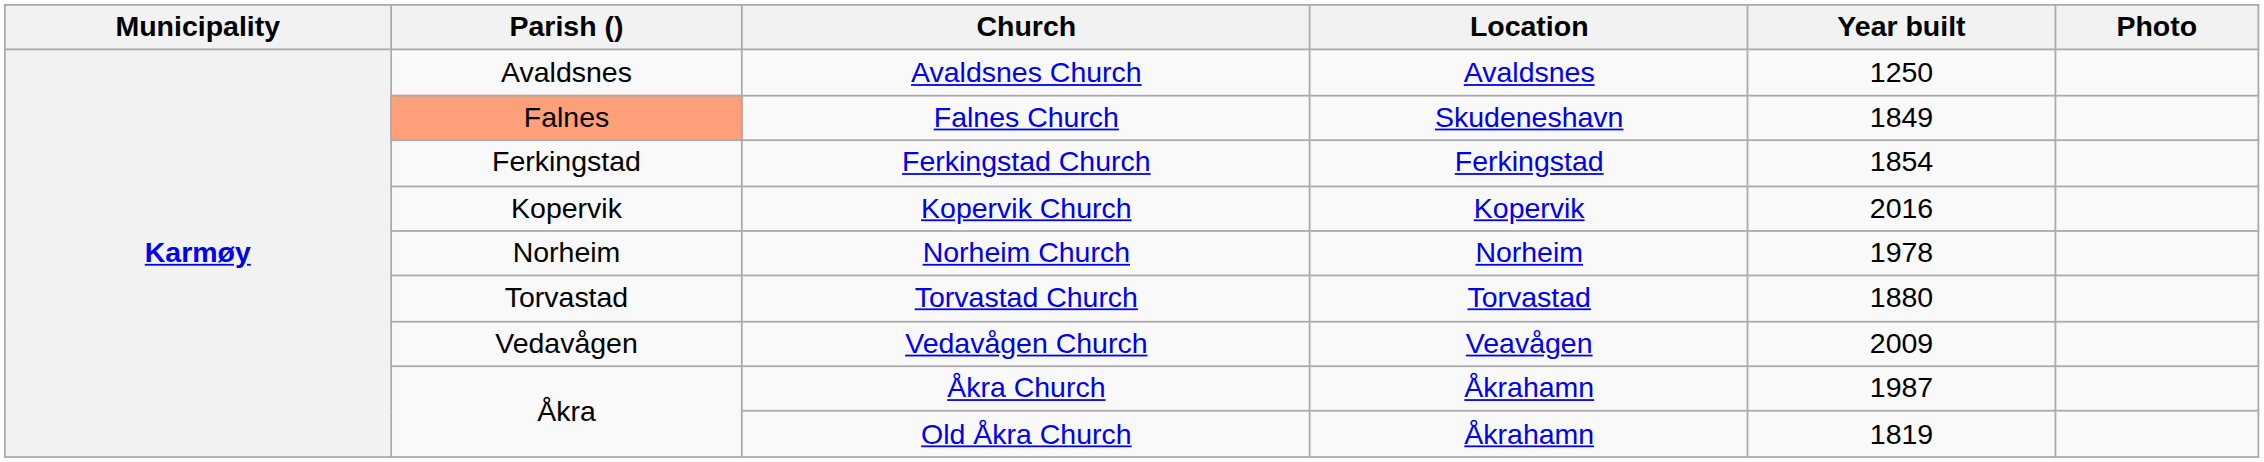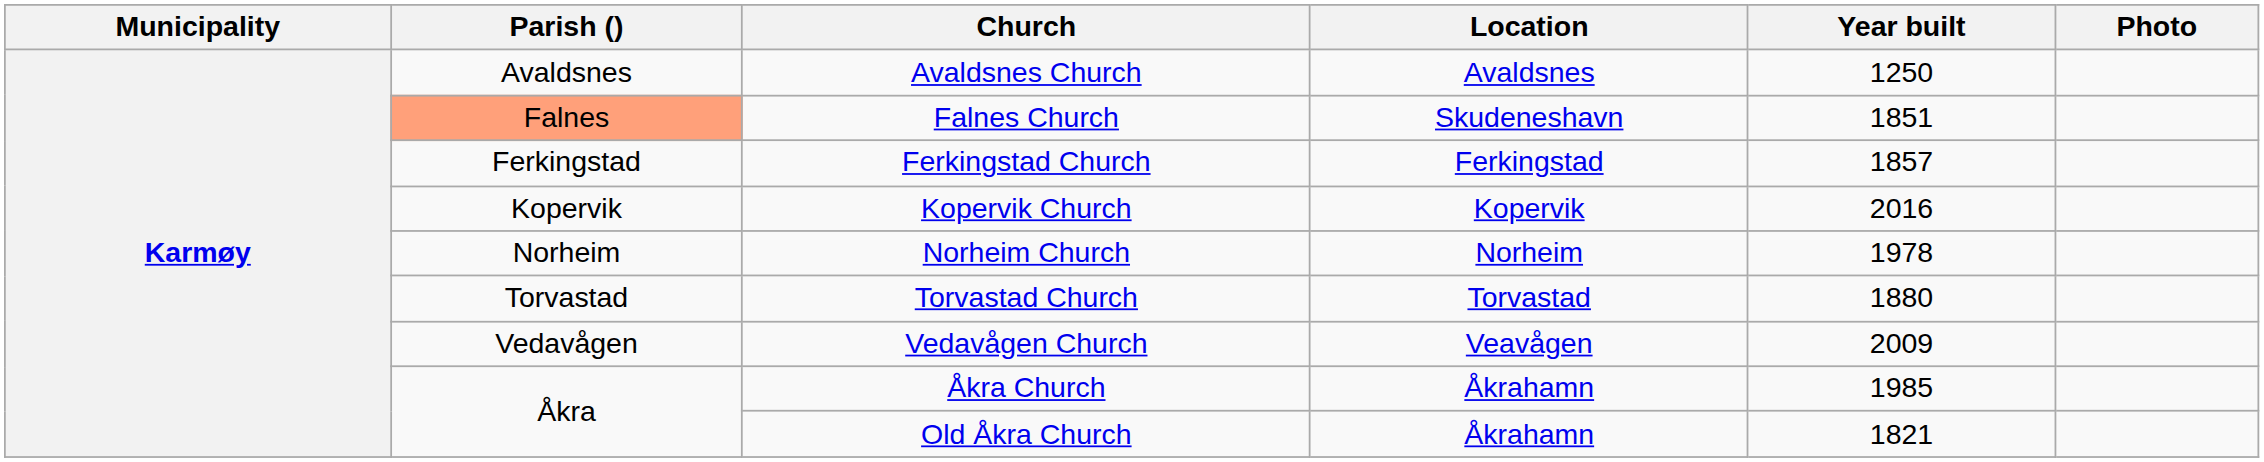(1901, 117) 1849 -> (1901, 117) 1851
(1901, 162) 1854 -> (1901, 162) 1857
(1901, 388) 1987 -> (1901, 388) 1985
(1901, 433) 1819 -> (1901, 433) 1821
